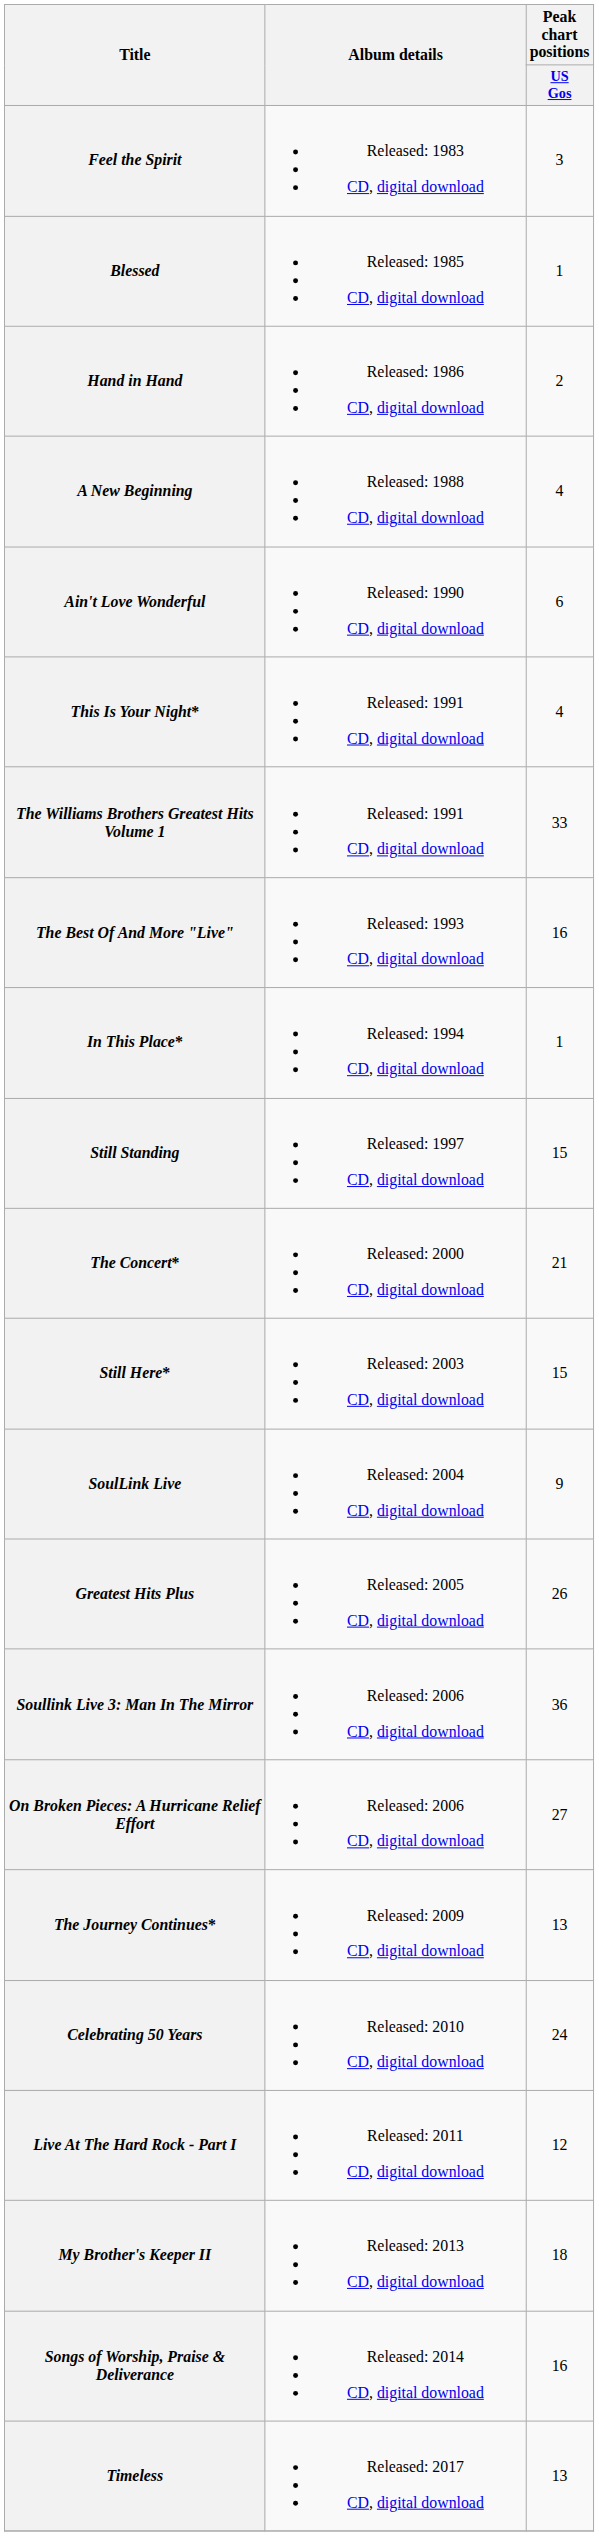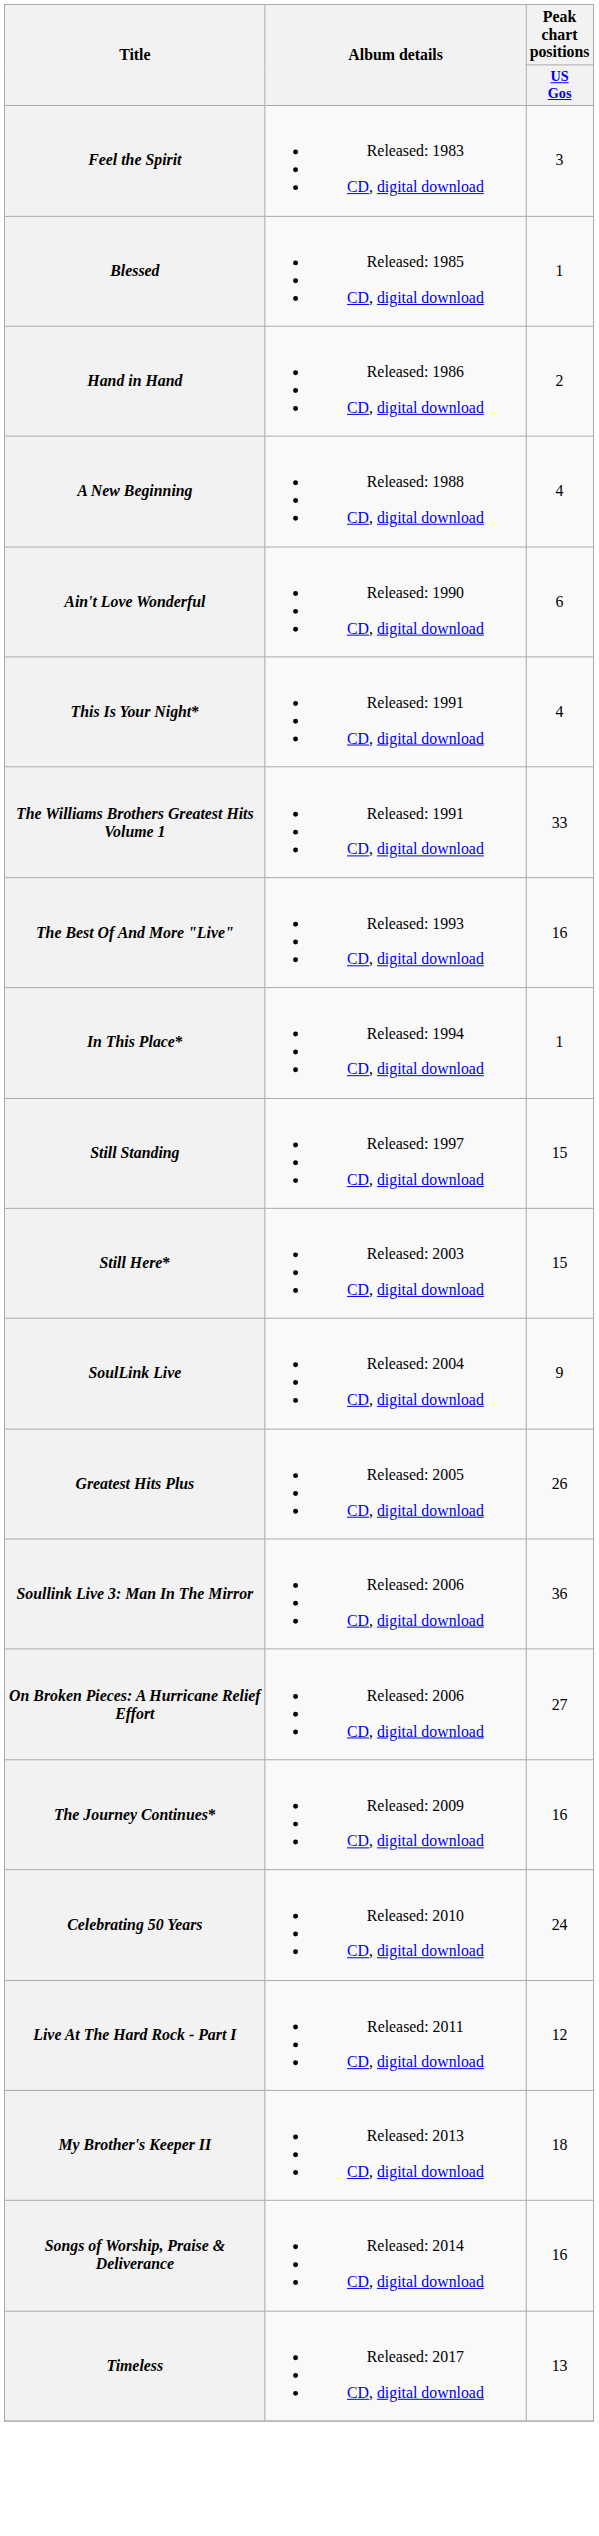- row: (135, 1263)
(560, 1924) 13 -> (560, 1814) 16
